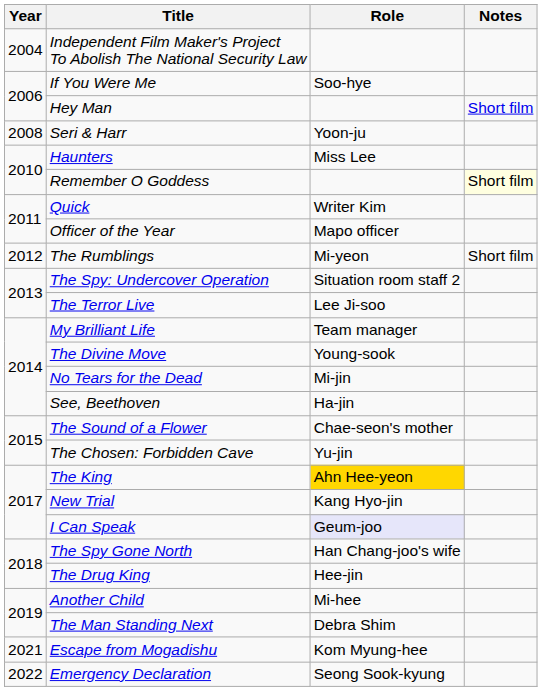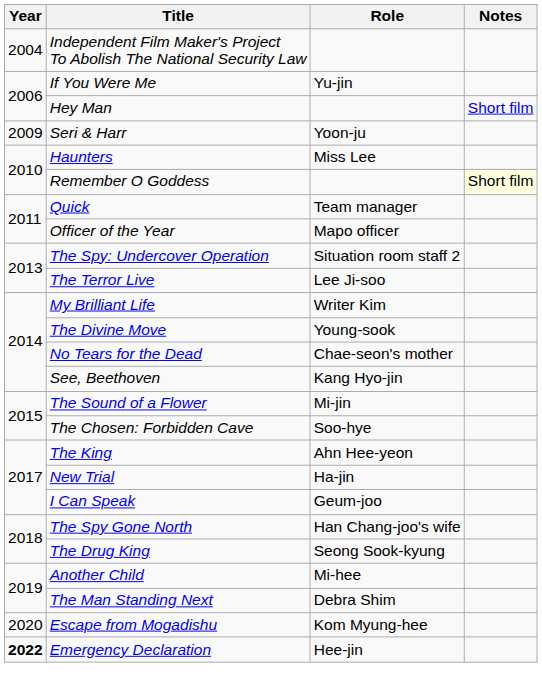(343, 83) Soo-hye -> (333, 83) Yu-jin
(25, 132) 2008 -> (25, 132) 2009
(350, 206) Writer Kim -> (365, 206) Team manager
- row: (102, 255)
(365, 329) Team manager -> (350, 305) Writer Kim
(332, 378) Mi-jin -> (383, 354) Chae-seon's mother
(334, 403) Ha-jin -> (358, 378) Kang Hyo-jin
(383, 428) Chae-seon's mother -> (332, 403) Mi-jin
(333, 452) Yu-jin -> (343, 428) Soo-hye
(363, 477) gold background -> (363, 452) no background
(358, 501) Kang Hyo-jin -> (334, 477) Ha-jin
(348, 526) lavender background -> (348, 501) no background
(338, 575) Hee-jin -> (379, 551) Seong Sook-kyung
(25, 649) 2021 -> (25, 624) 2020
(25, 674) normal -> (25, 649) bold
(379, 674) Seong Sook-kyung -> (338, 649) Hee-jin
